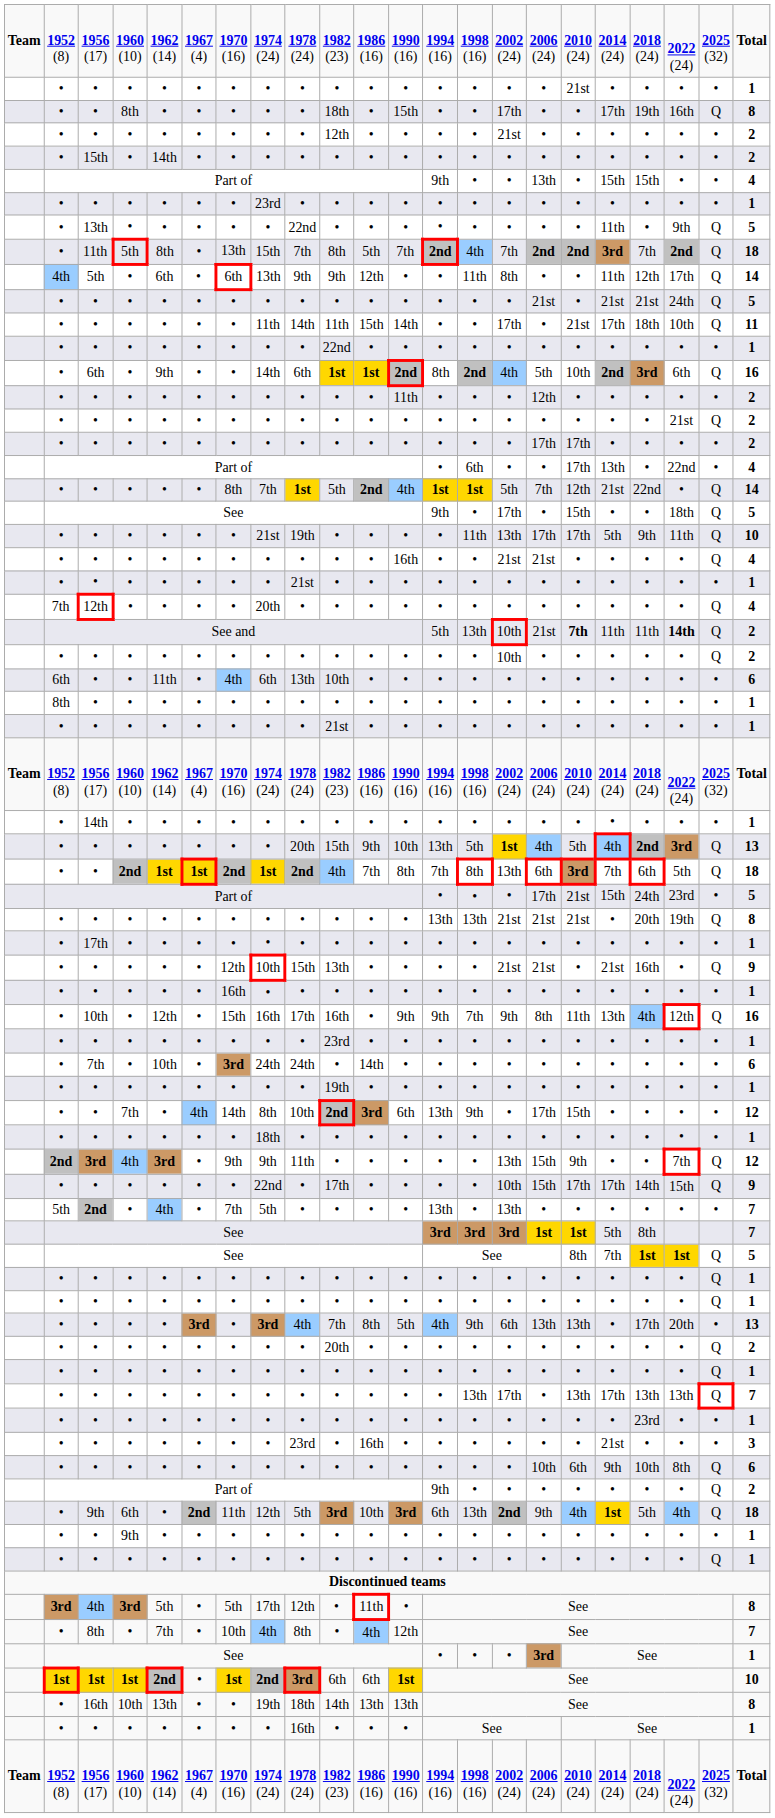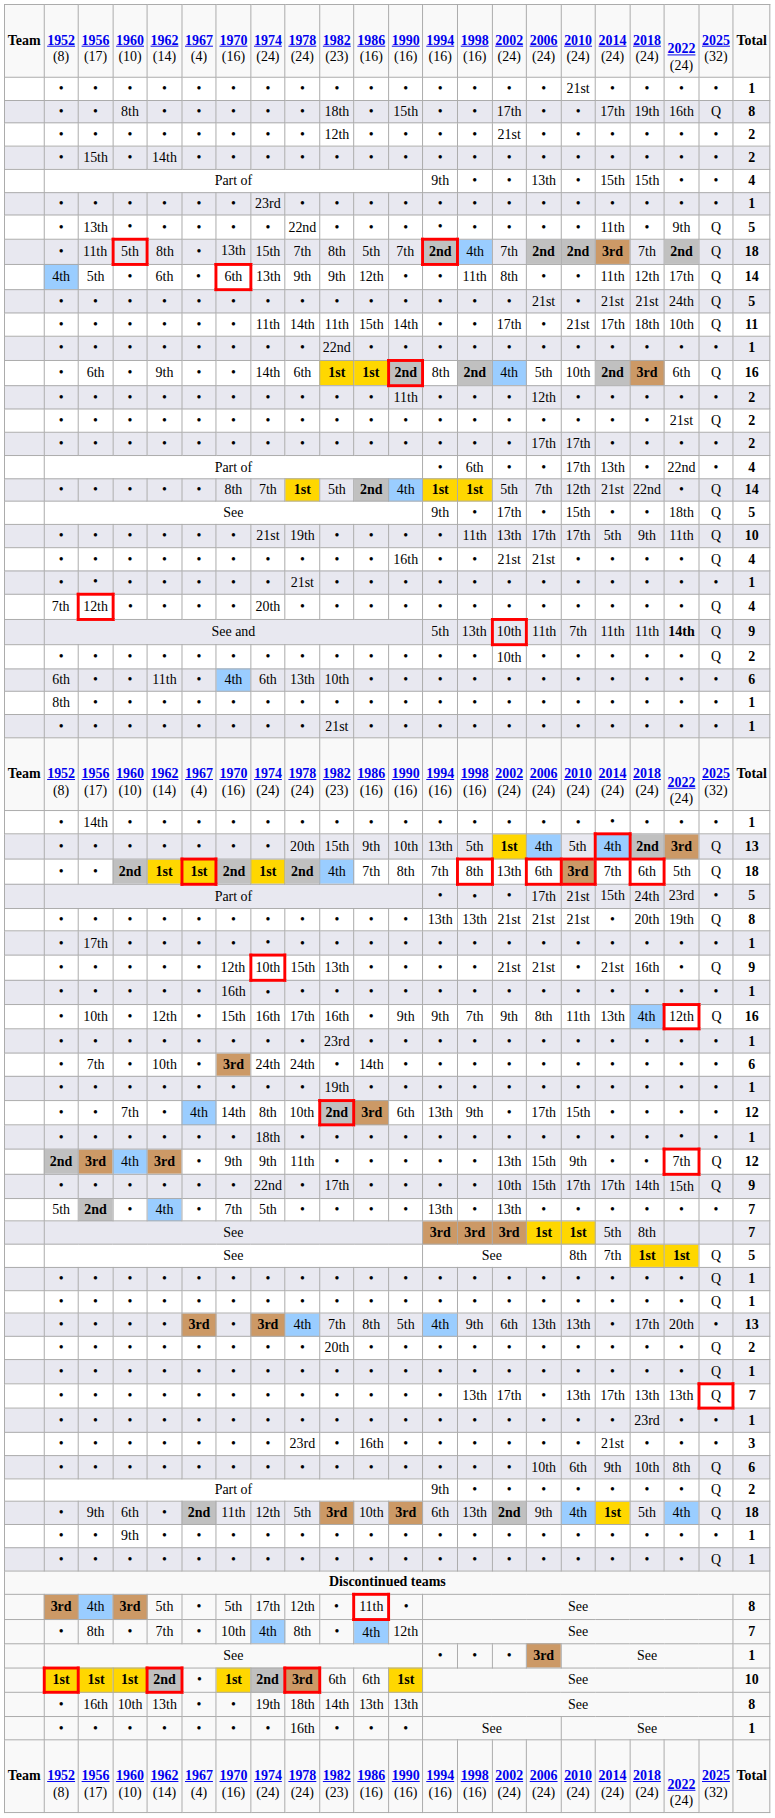(544, 632) 21st -> (544, 632) 11th
(578, 632) bold -> (578, 632) normal
(752, 632) 2 -> (752, 632) 9
